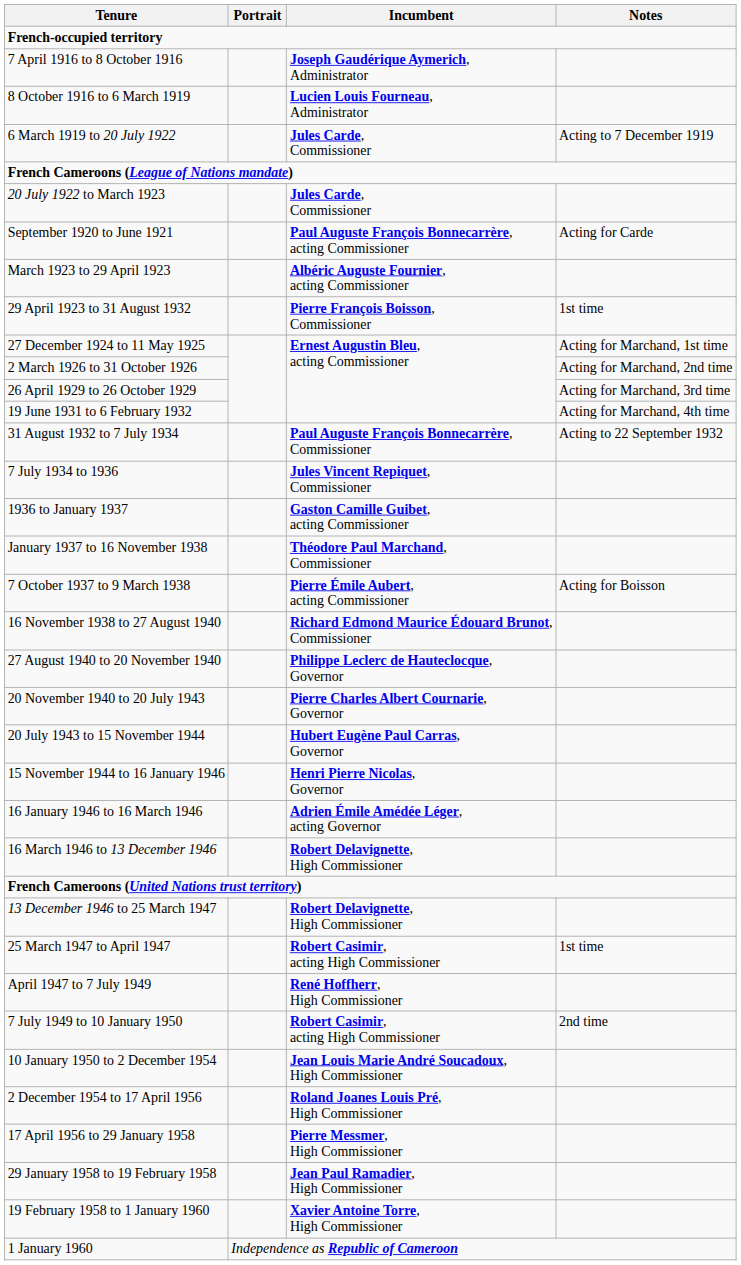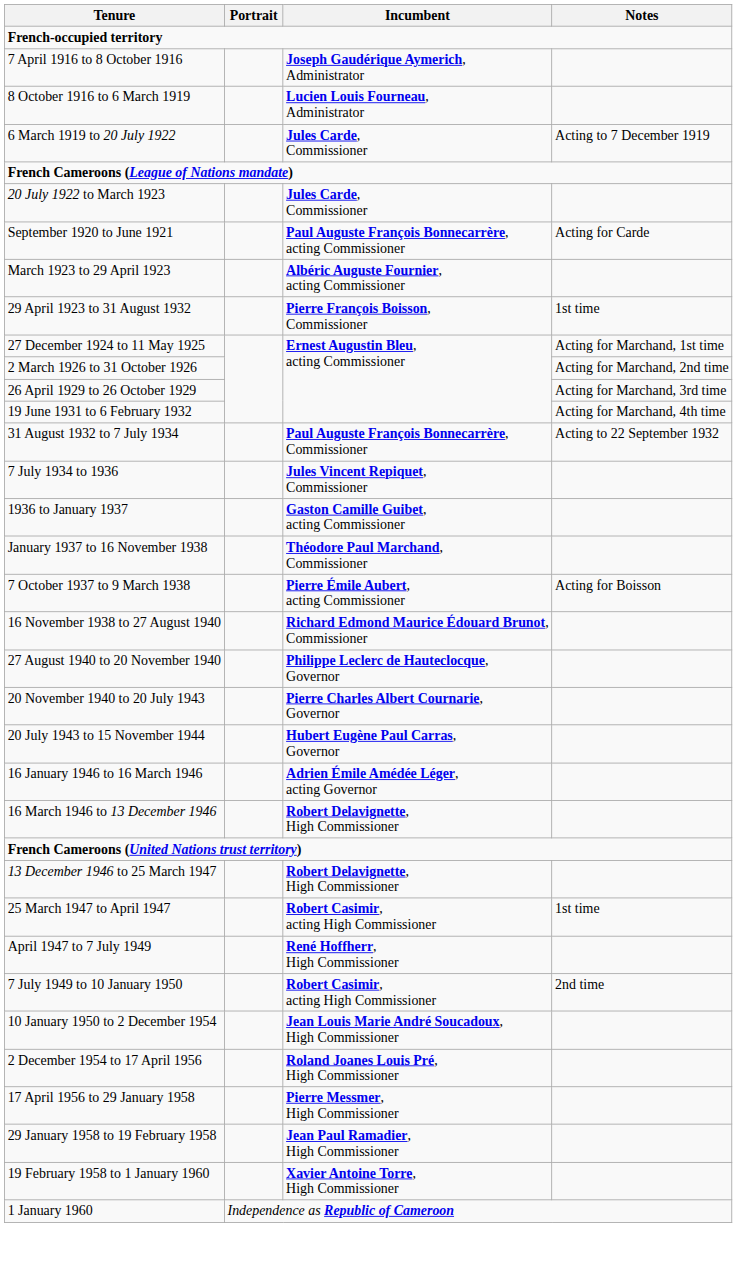- row: (116, 773)
